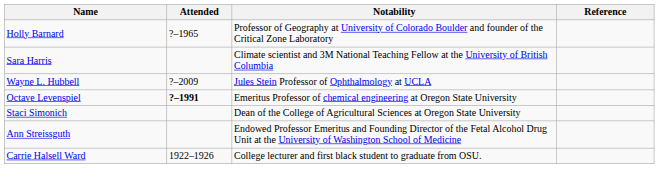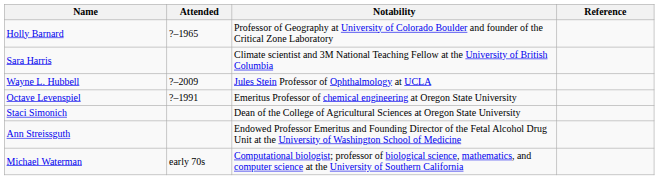(184, 97) bold -> (184, 97) normal
- row: (46, 155)
+ row: (44, 161)
